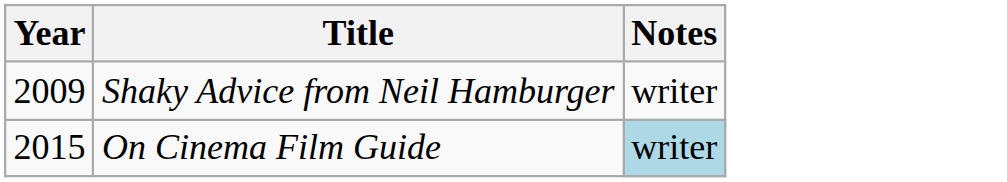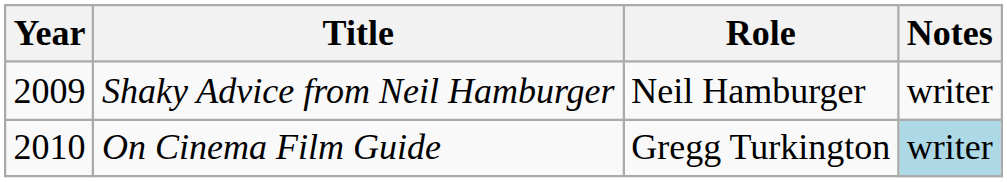+ column: (761, 33)
(49, 147) 2015 -> (49, 147) 2010
